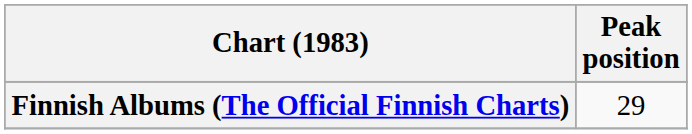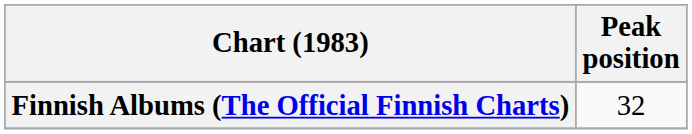(631, 104) 29 -> (631, 104) 32
